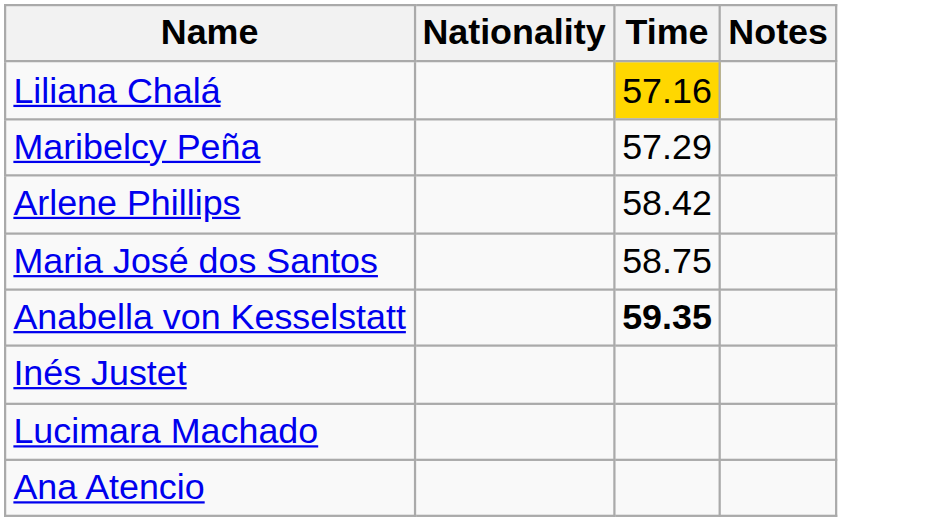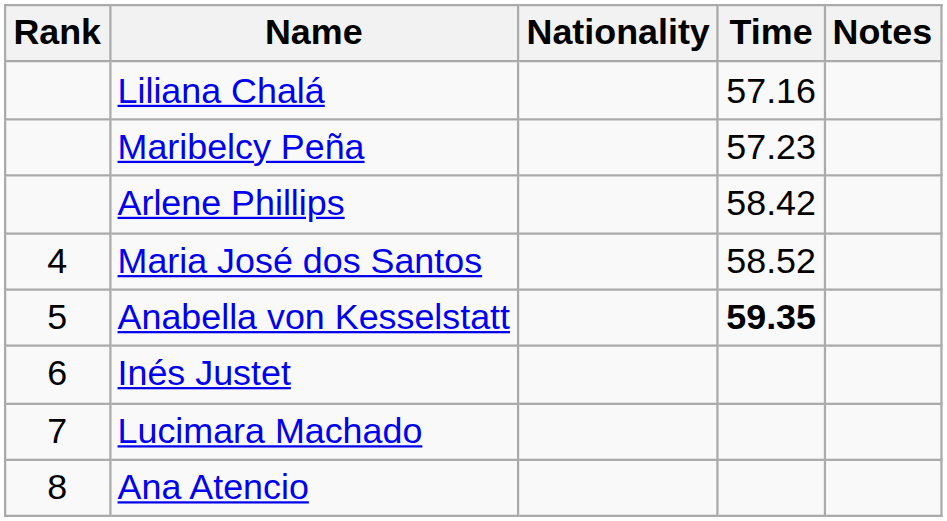+ column: (57, 32)
(667, 89) gold background -> (771, 89) no background
(667, 146) 57.29 -> (771, 146) 57.23
(667, 260) 58.75 -> (771, 260) 58.52
